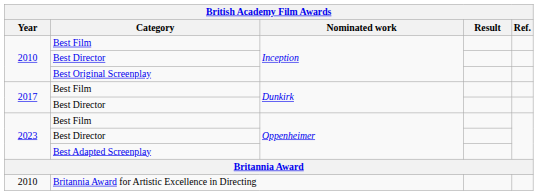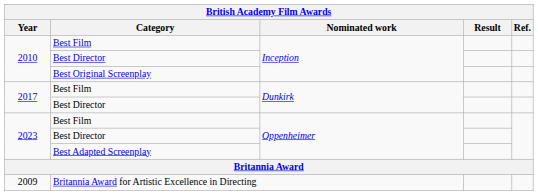(28, 182) 2010 -> (28, 182) 2009
